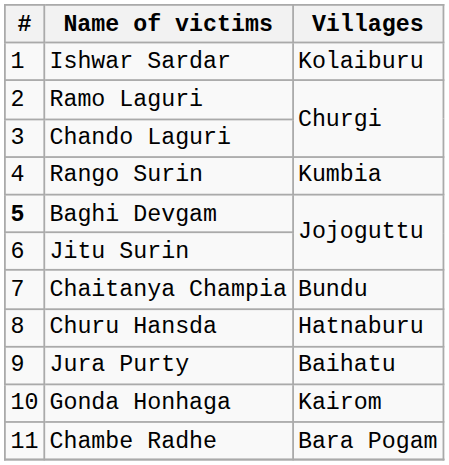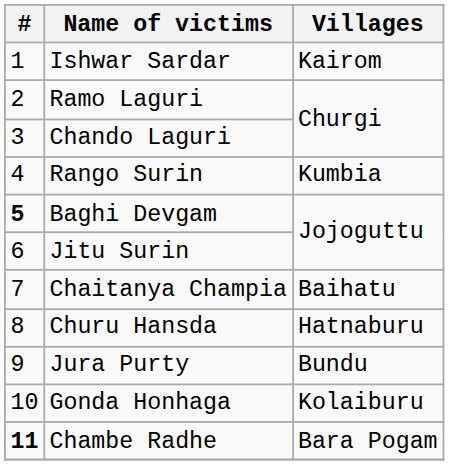(361, 62) Kolaiburu -> (340, 62) Kairom
(333, 289) Bundu -> (347, 289) Baihatu
(347, 365) Baihatu -> (333, 365) Bundu
(340, 403) Kairom -> (361, 403) Kolaiburu
(24, 441) normal -> (24, 441) bold
